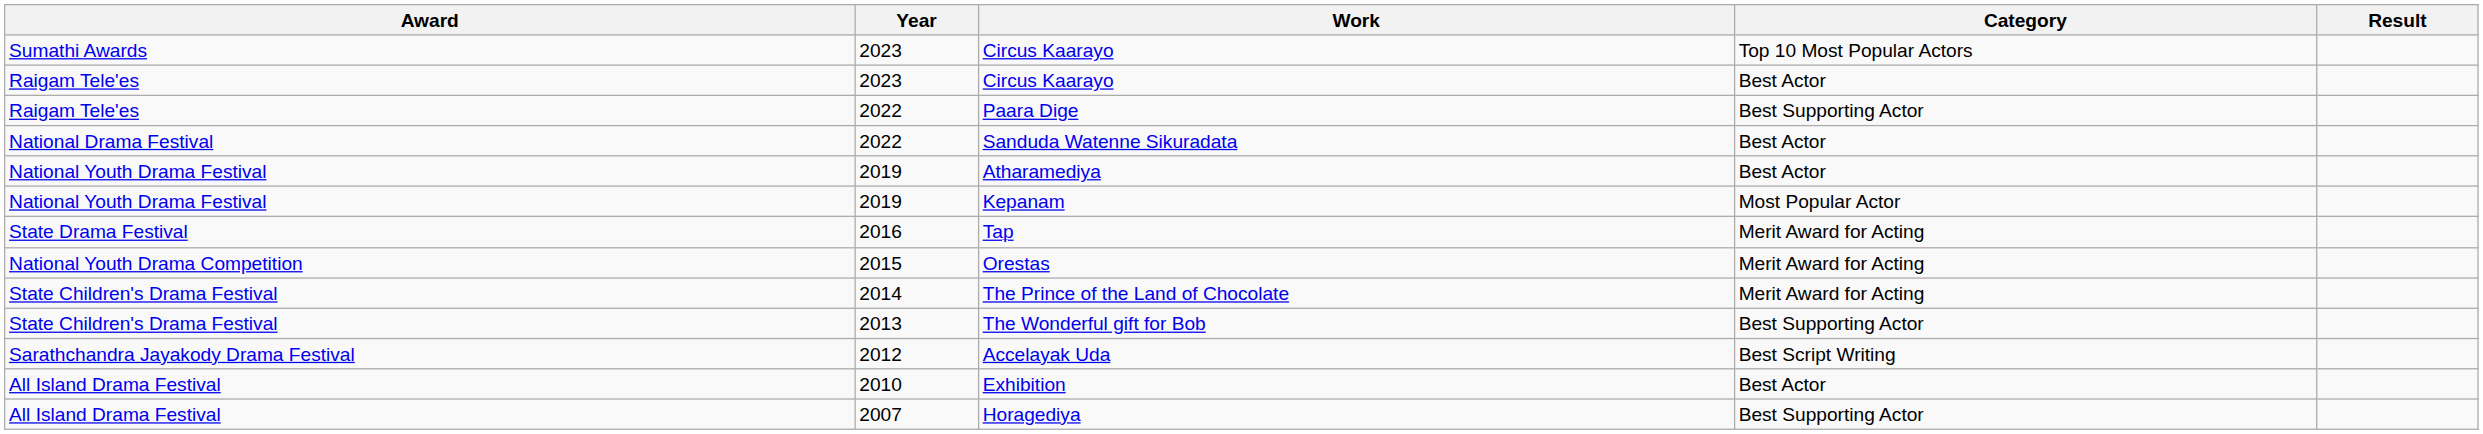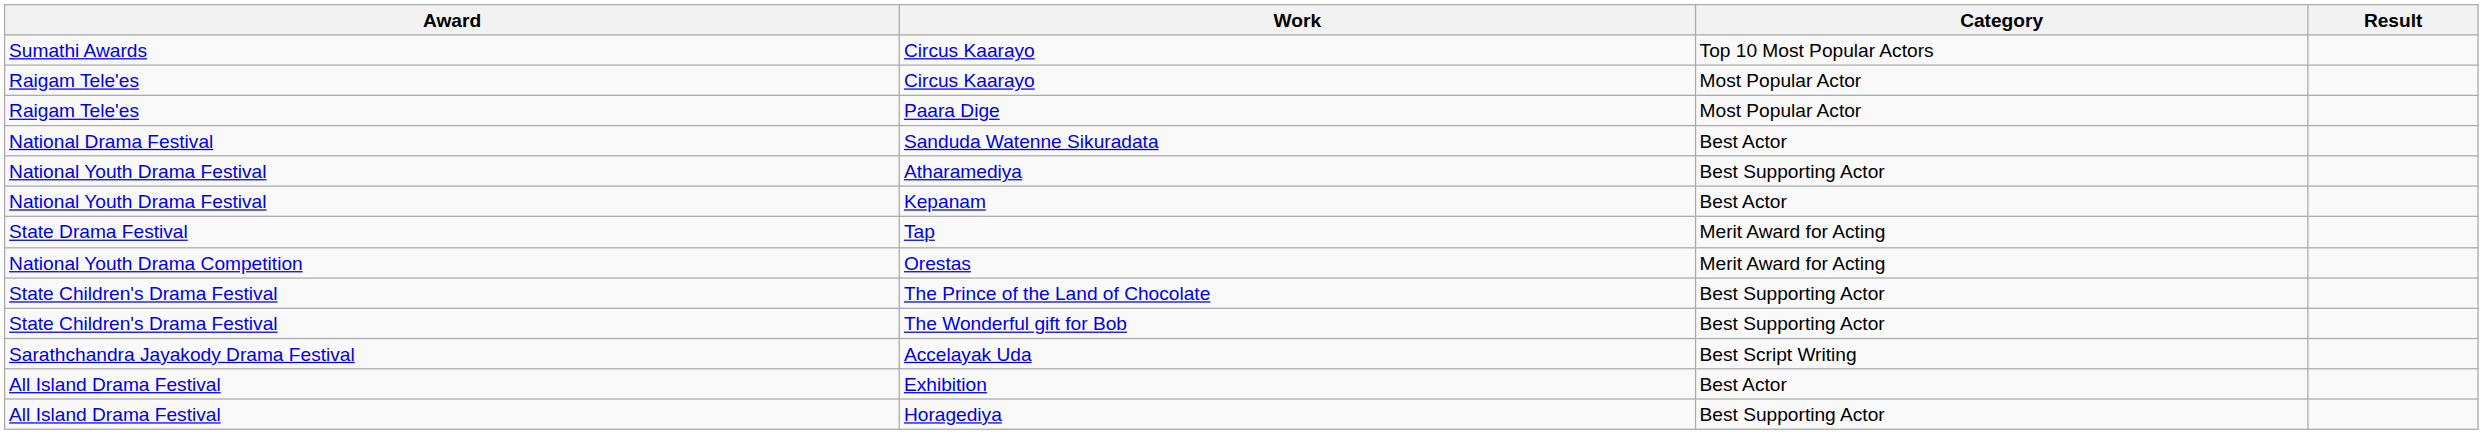- column: (917, 20)
(1782, 81) Best Actor -> (1780, 81) Most Popular Actor
(1831, 111) Best Supporting Actor -> (1780, 111) Most Popular Actor
(1782, 172) Best Actor -> (1792, 172) Best Supporting Actor
(1819, 202) Most Popular Actor -> (1743, 202) Best Actor
(1832, 293) Merit Award for Acting -> (1792, 293) Best Supporting Actor
